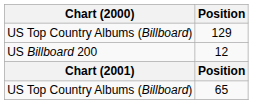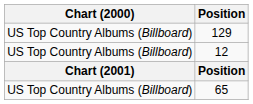(52, 52) US Billboard 200 -> (100, 52) US Top Country Albums (Billboard)
